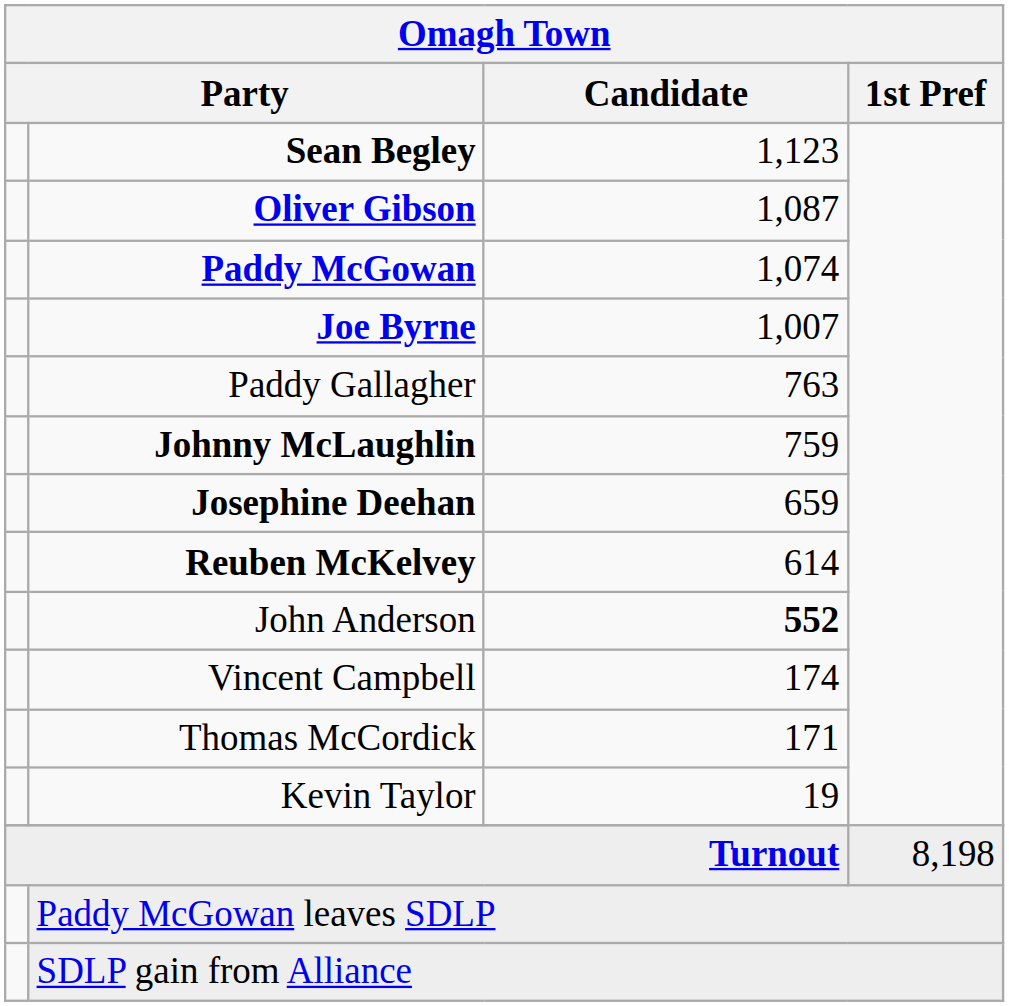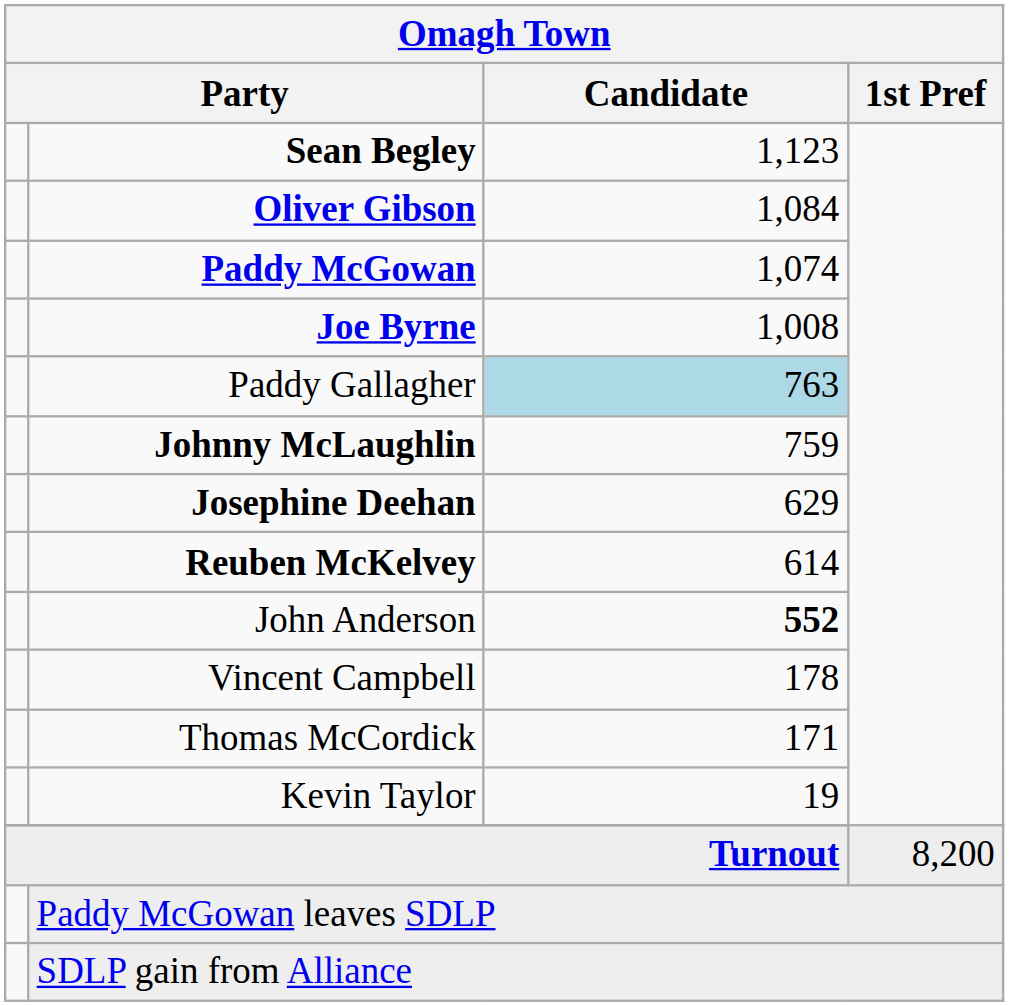(798, 209) 1,087 -> (798, 209) 1,084
(798, 326) 1,007 -> (798, 326) 1,008
(811, 385) no background -> (811, 385) lightblue background
(811, 502) 659 -> (811, 502) 629
(811, 678) 174 -> (811, 678) 178
(953, 854) 8,198 -> (953, 854) 8,200
